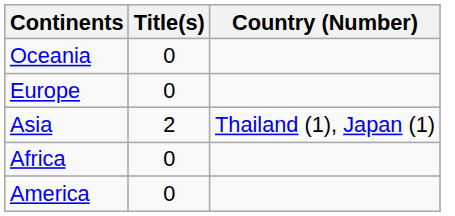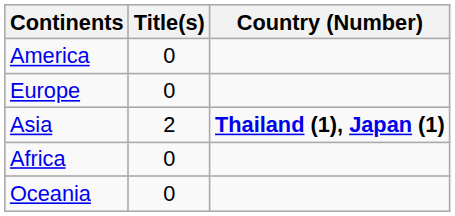rows swapped: (50, 193) <-> (50, 56)
(325, 124) normal -> (330, 124) bold
